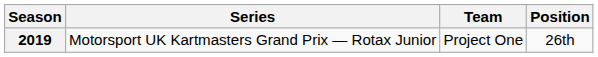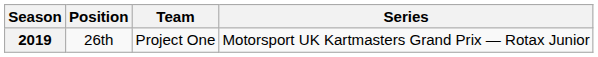columns swapped: (253, 16) <-> (560, 16)
